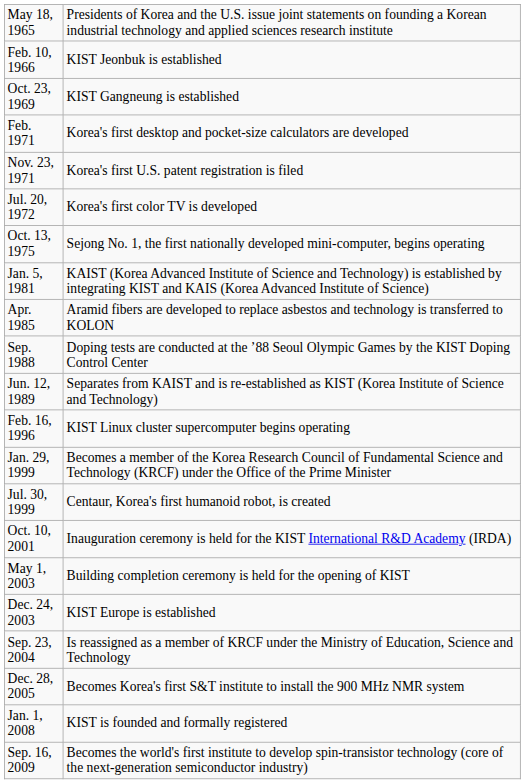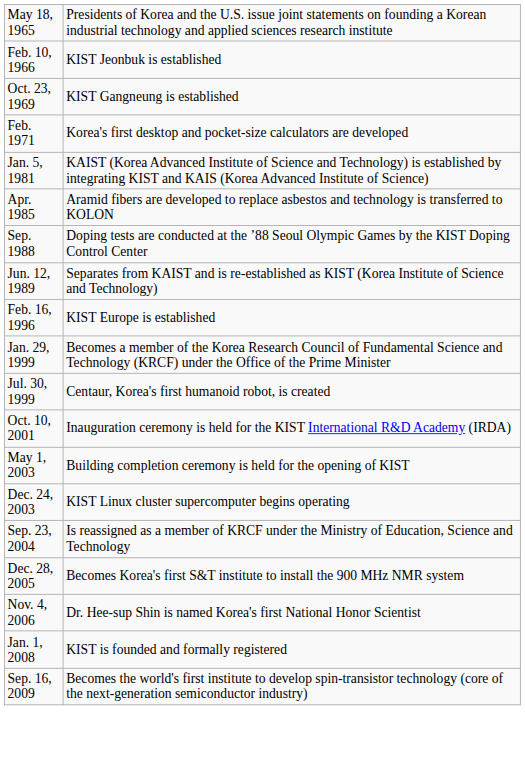- row: (31, 170)
- row: (27, 207)
- row: (29, 244)
(208, 428) KIST Linux cluster supercomputer begins operating -> (141, 317) KIST Europe is established
(141, 612) KIST Europe is established -> (208, 502) KIST Linux cluster supercomputer begins operating
+ row: (27, 612)
